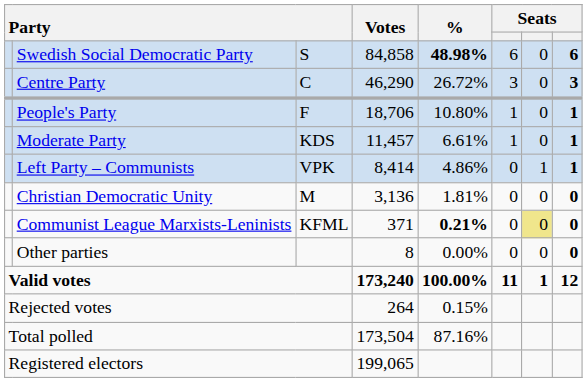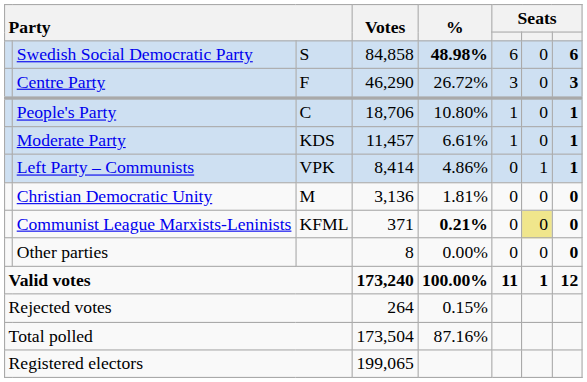(305, 82) C -> (304, 82) F
(304, 112) F -> (305, 112) C
